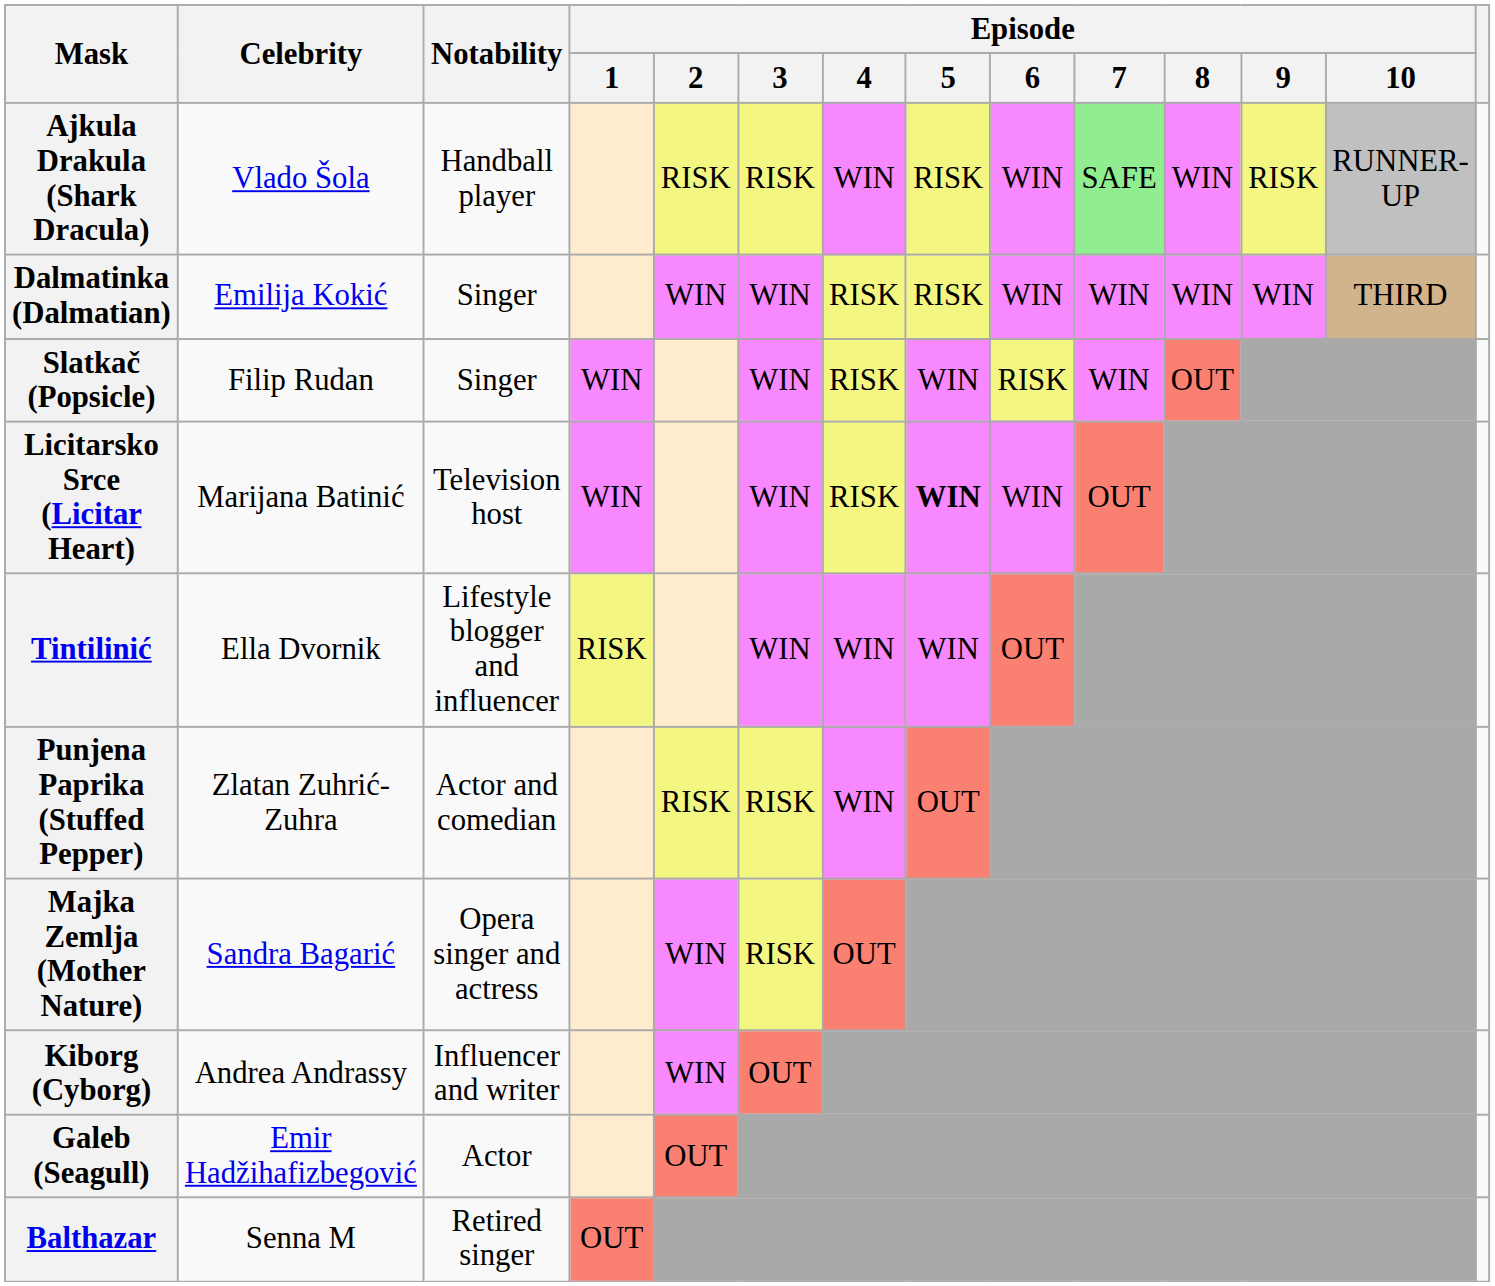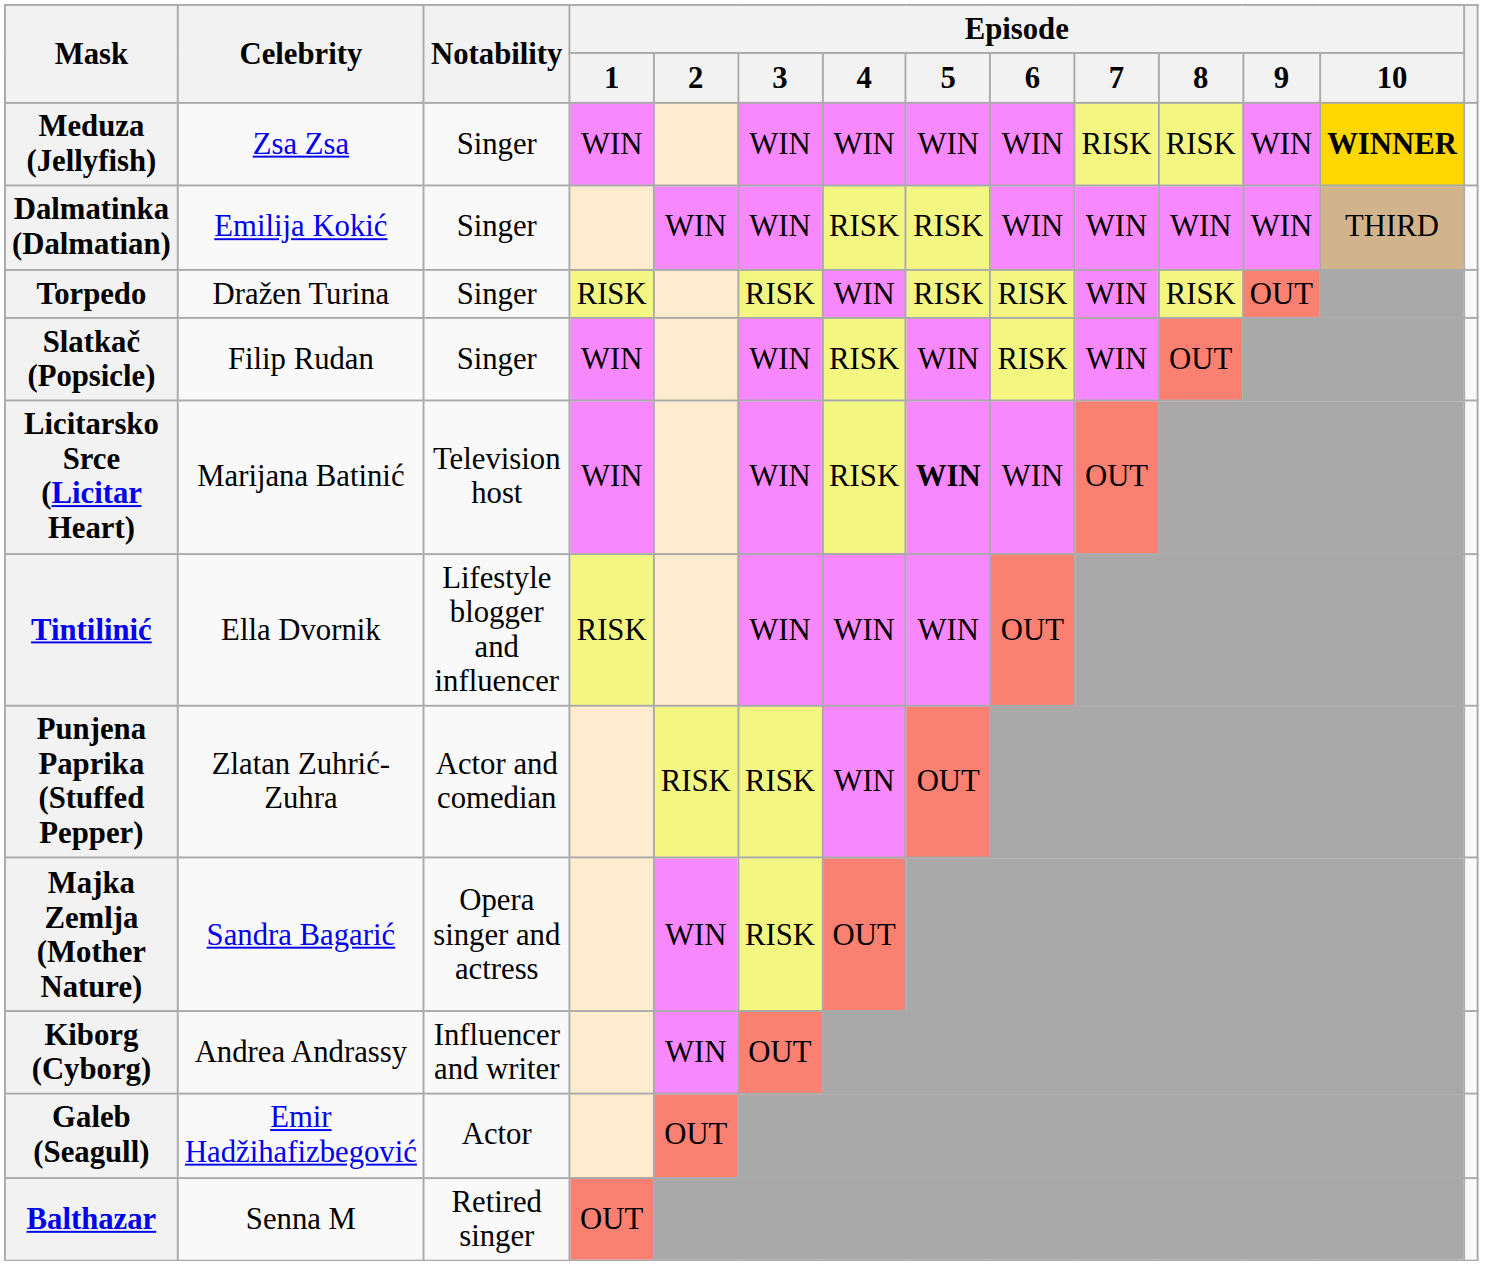+ row: (91, 143)
- row: (91, 178)
+ row: (91, 292)
